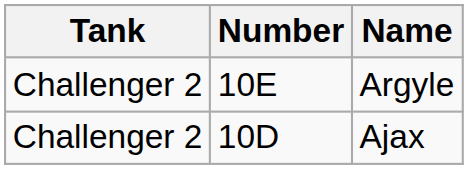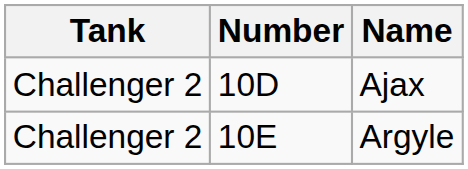rows swapped: (392, 137) <-> (407, 84)
